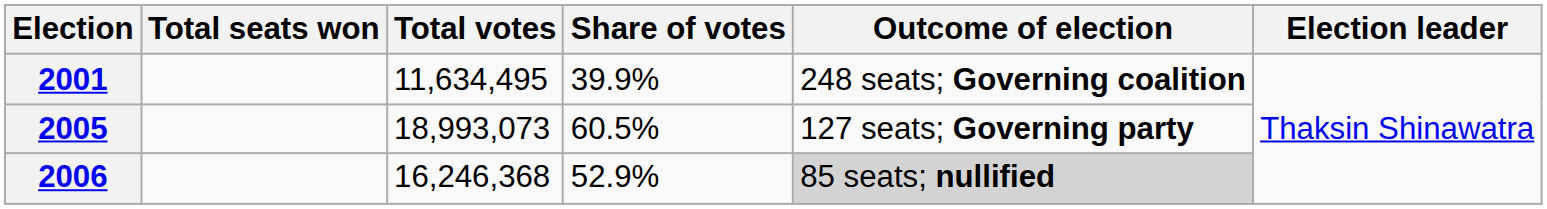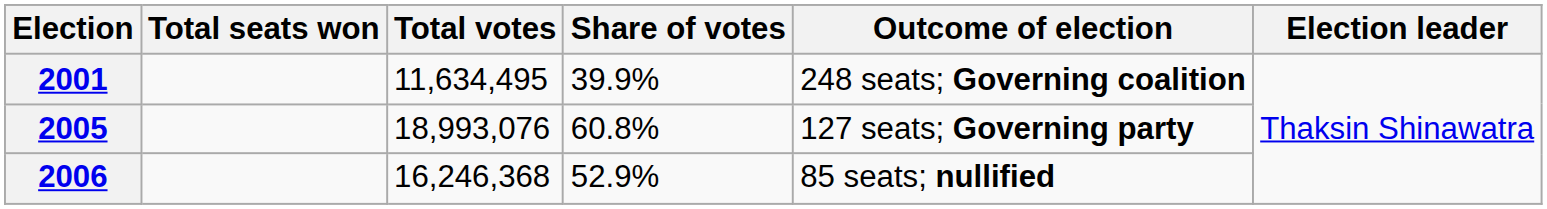(472, 128) 18,993,073 -> (472, 128) 18,993,076
(615, 128) 60.5% -> (615, 128) 60.8%
(928, 177) lightgrey background -> (928, 177) no background
